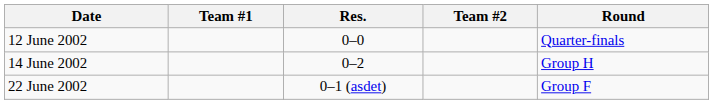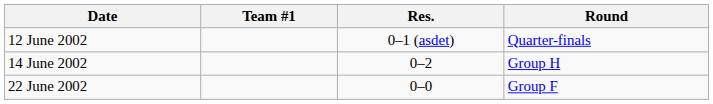- column: (480, 16)
(353, 39) 0–0 -> (421, 39) 0–1 (asdet)
(353, 87) 0–1 (asdet) -> (421, 87) 0–0
